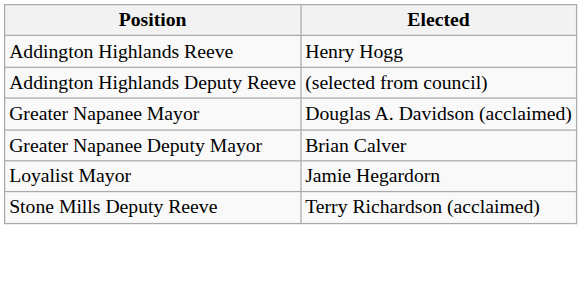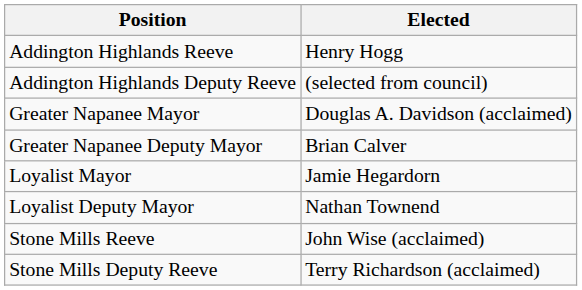+ row: (102, 207)
+ row: (82, 238)
